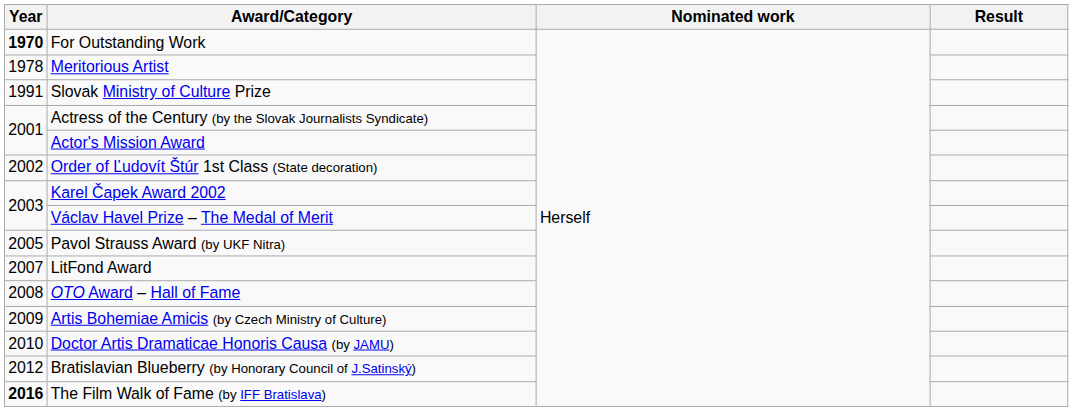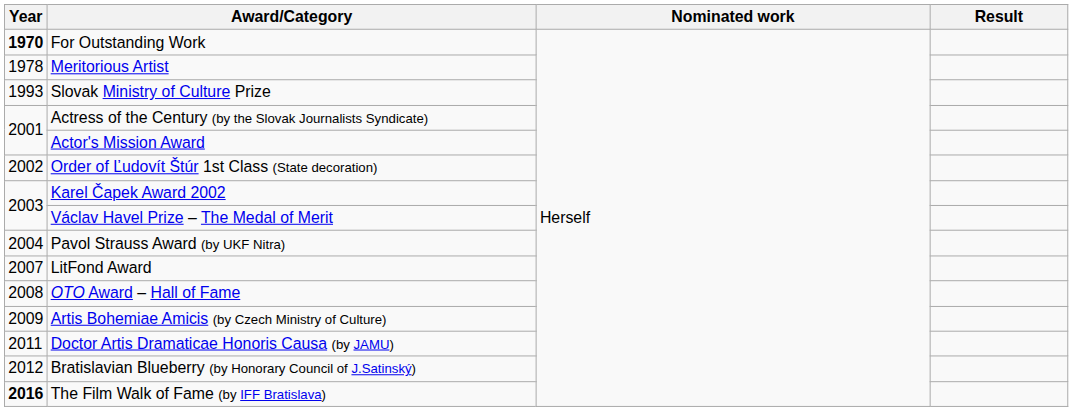(26, 92) 1991 -> (26, 92) 1993
(26, 243) 2005 -> (26, 243) 2004
(26, 343) 2010 -> (25, 343) 2011
